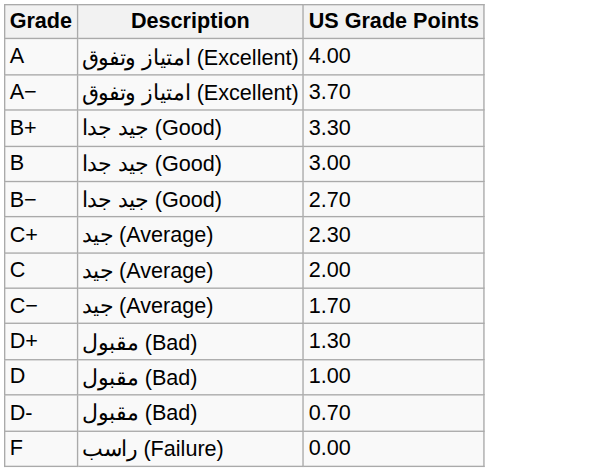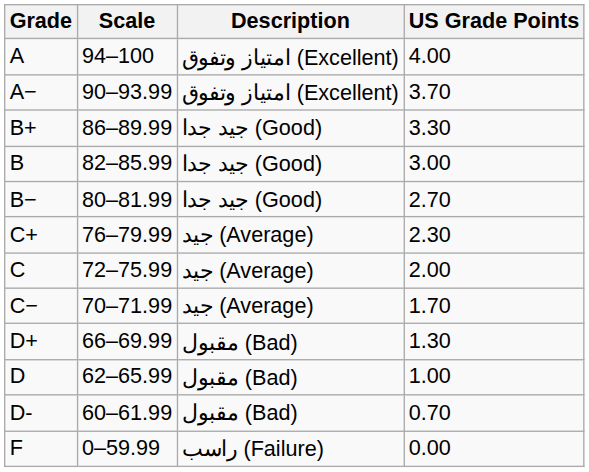+ column: (127, 21)
